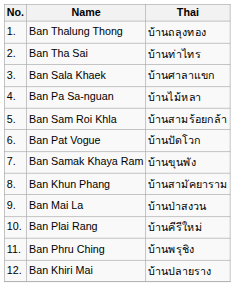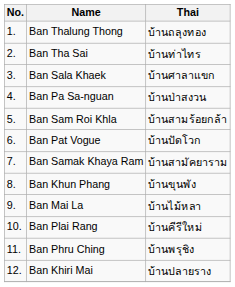(175, 97) บ้านไม้หลา -> (178, 97) บ้านป่าสงวน
(172, 162) บ้านขุนพัง -> (188, 162) บ้านสามัคยาราม
(188, 184) บ้านสามัคยาราม -> (172, 184) บ้านขุนพัง
(178, 206) บ้านป่าสงวน -> (175, 206) บ้านไม้หลา
